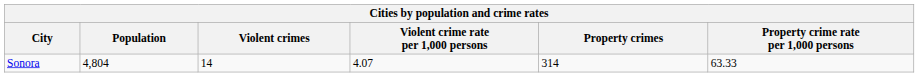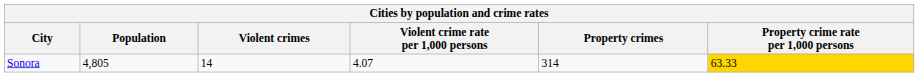(96, 63) 4,804 -> (96, 63) 4,805
(724, 63) no background -> (724, 63) gold background
